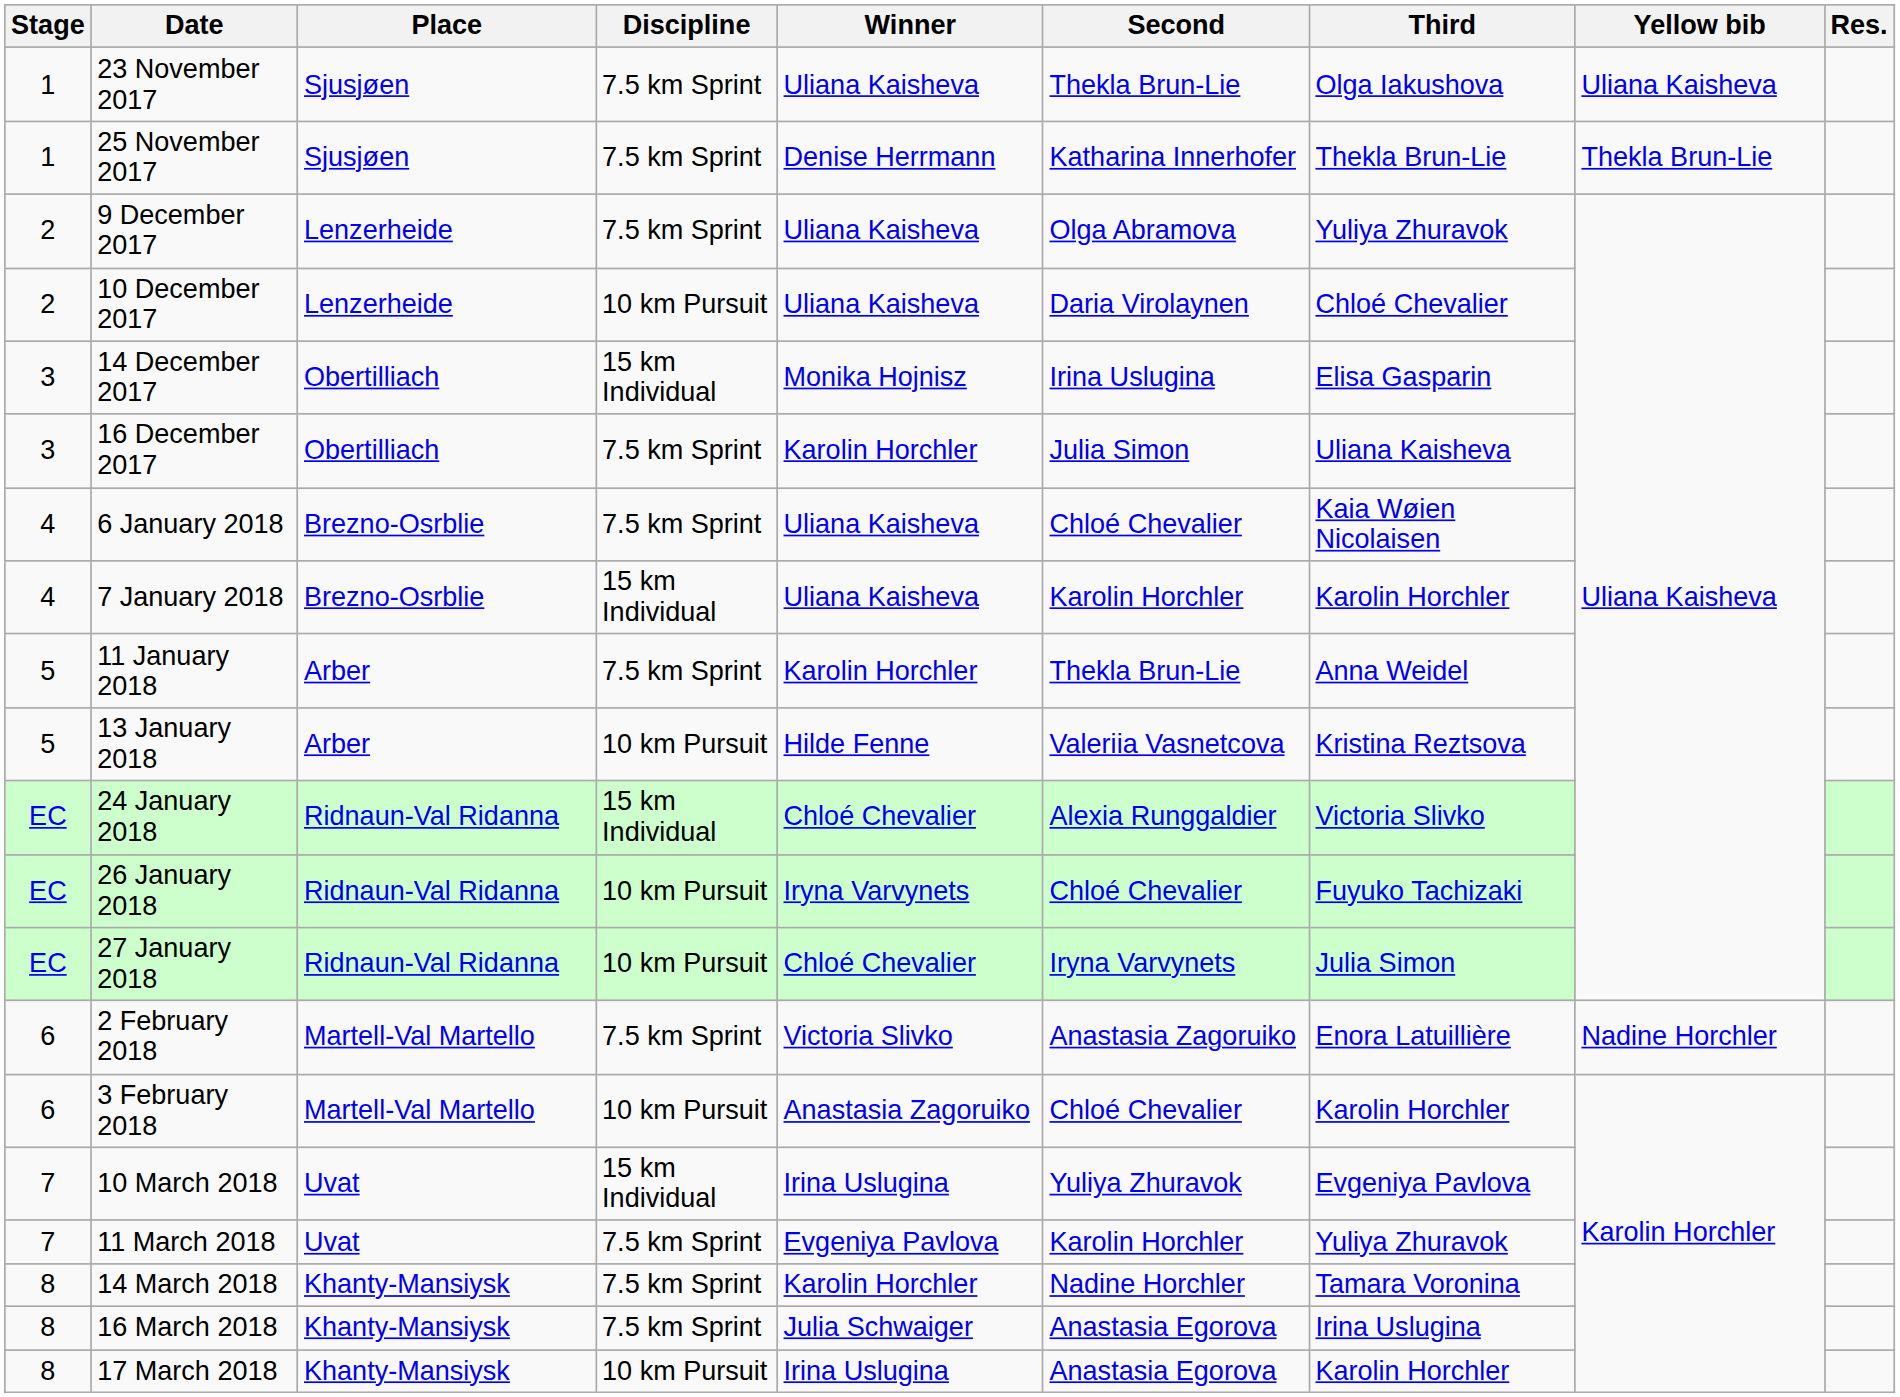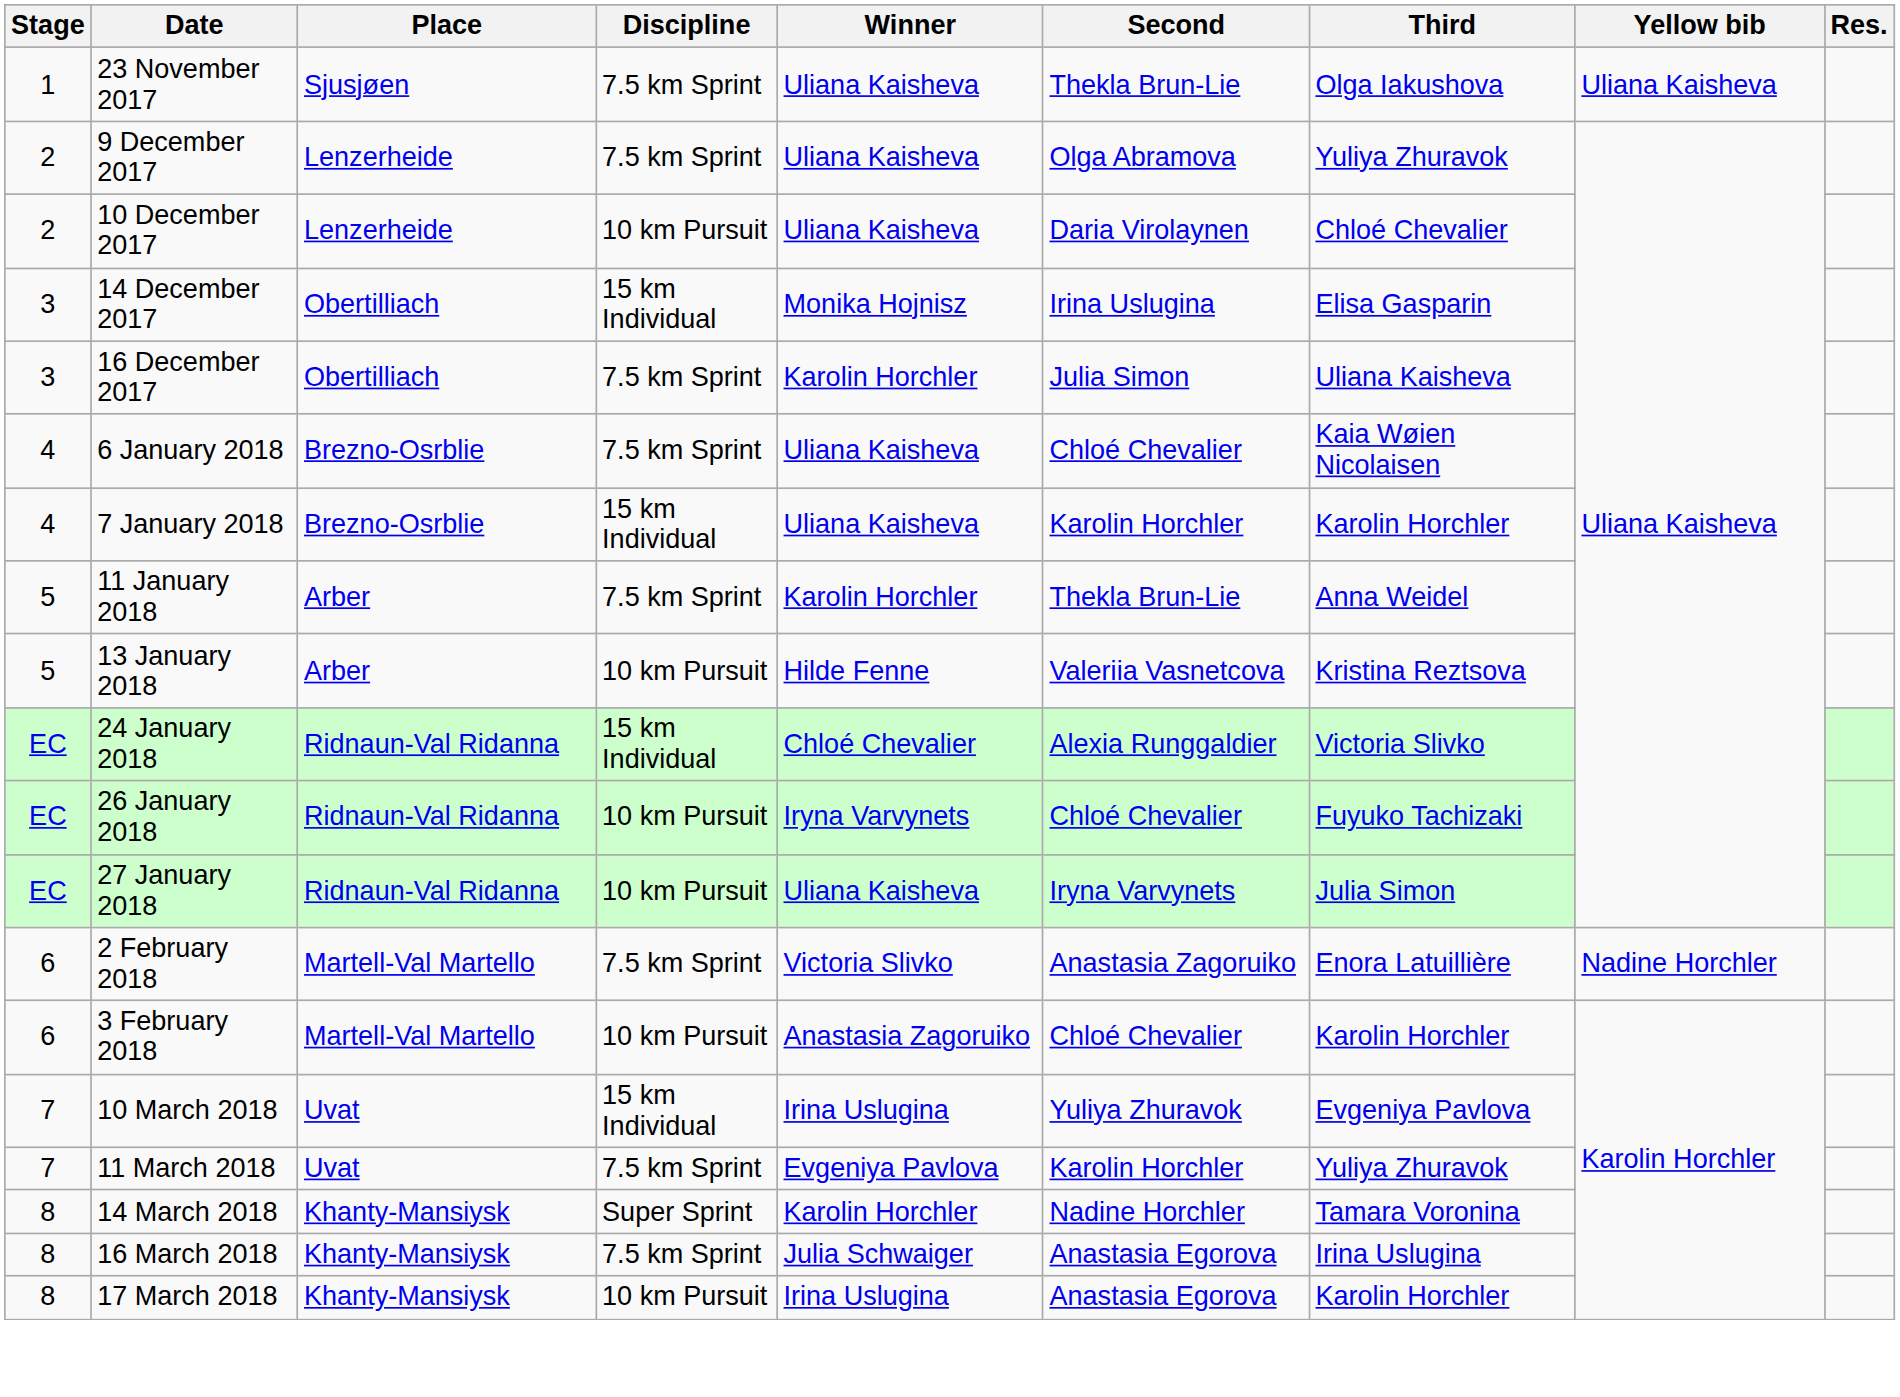- row: (178, 157)
(880, 963) Chloé Chevalier -> (881, 890) Uliana Kaisheva
(682, 1284) 7.5 km Sprint -> (677, 1211) Super Sprint
